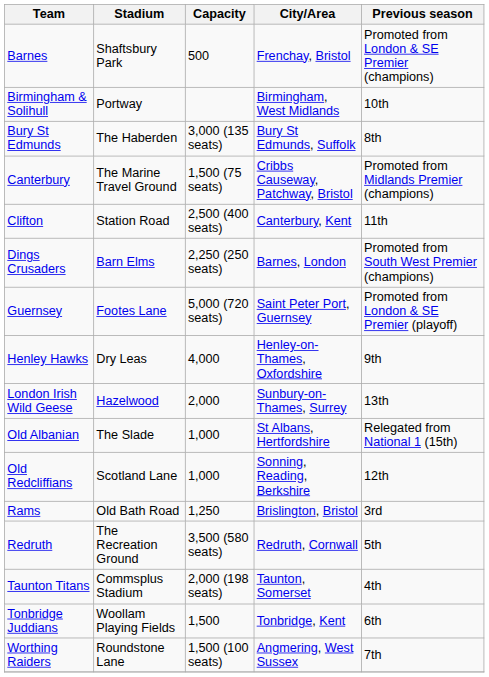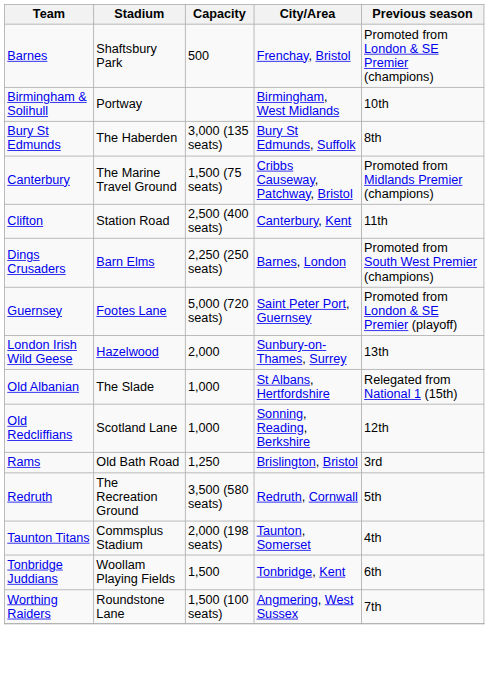- row: (48, 359)
